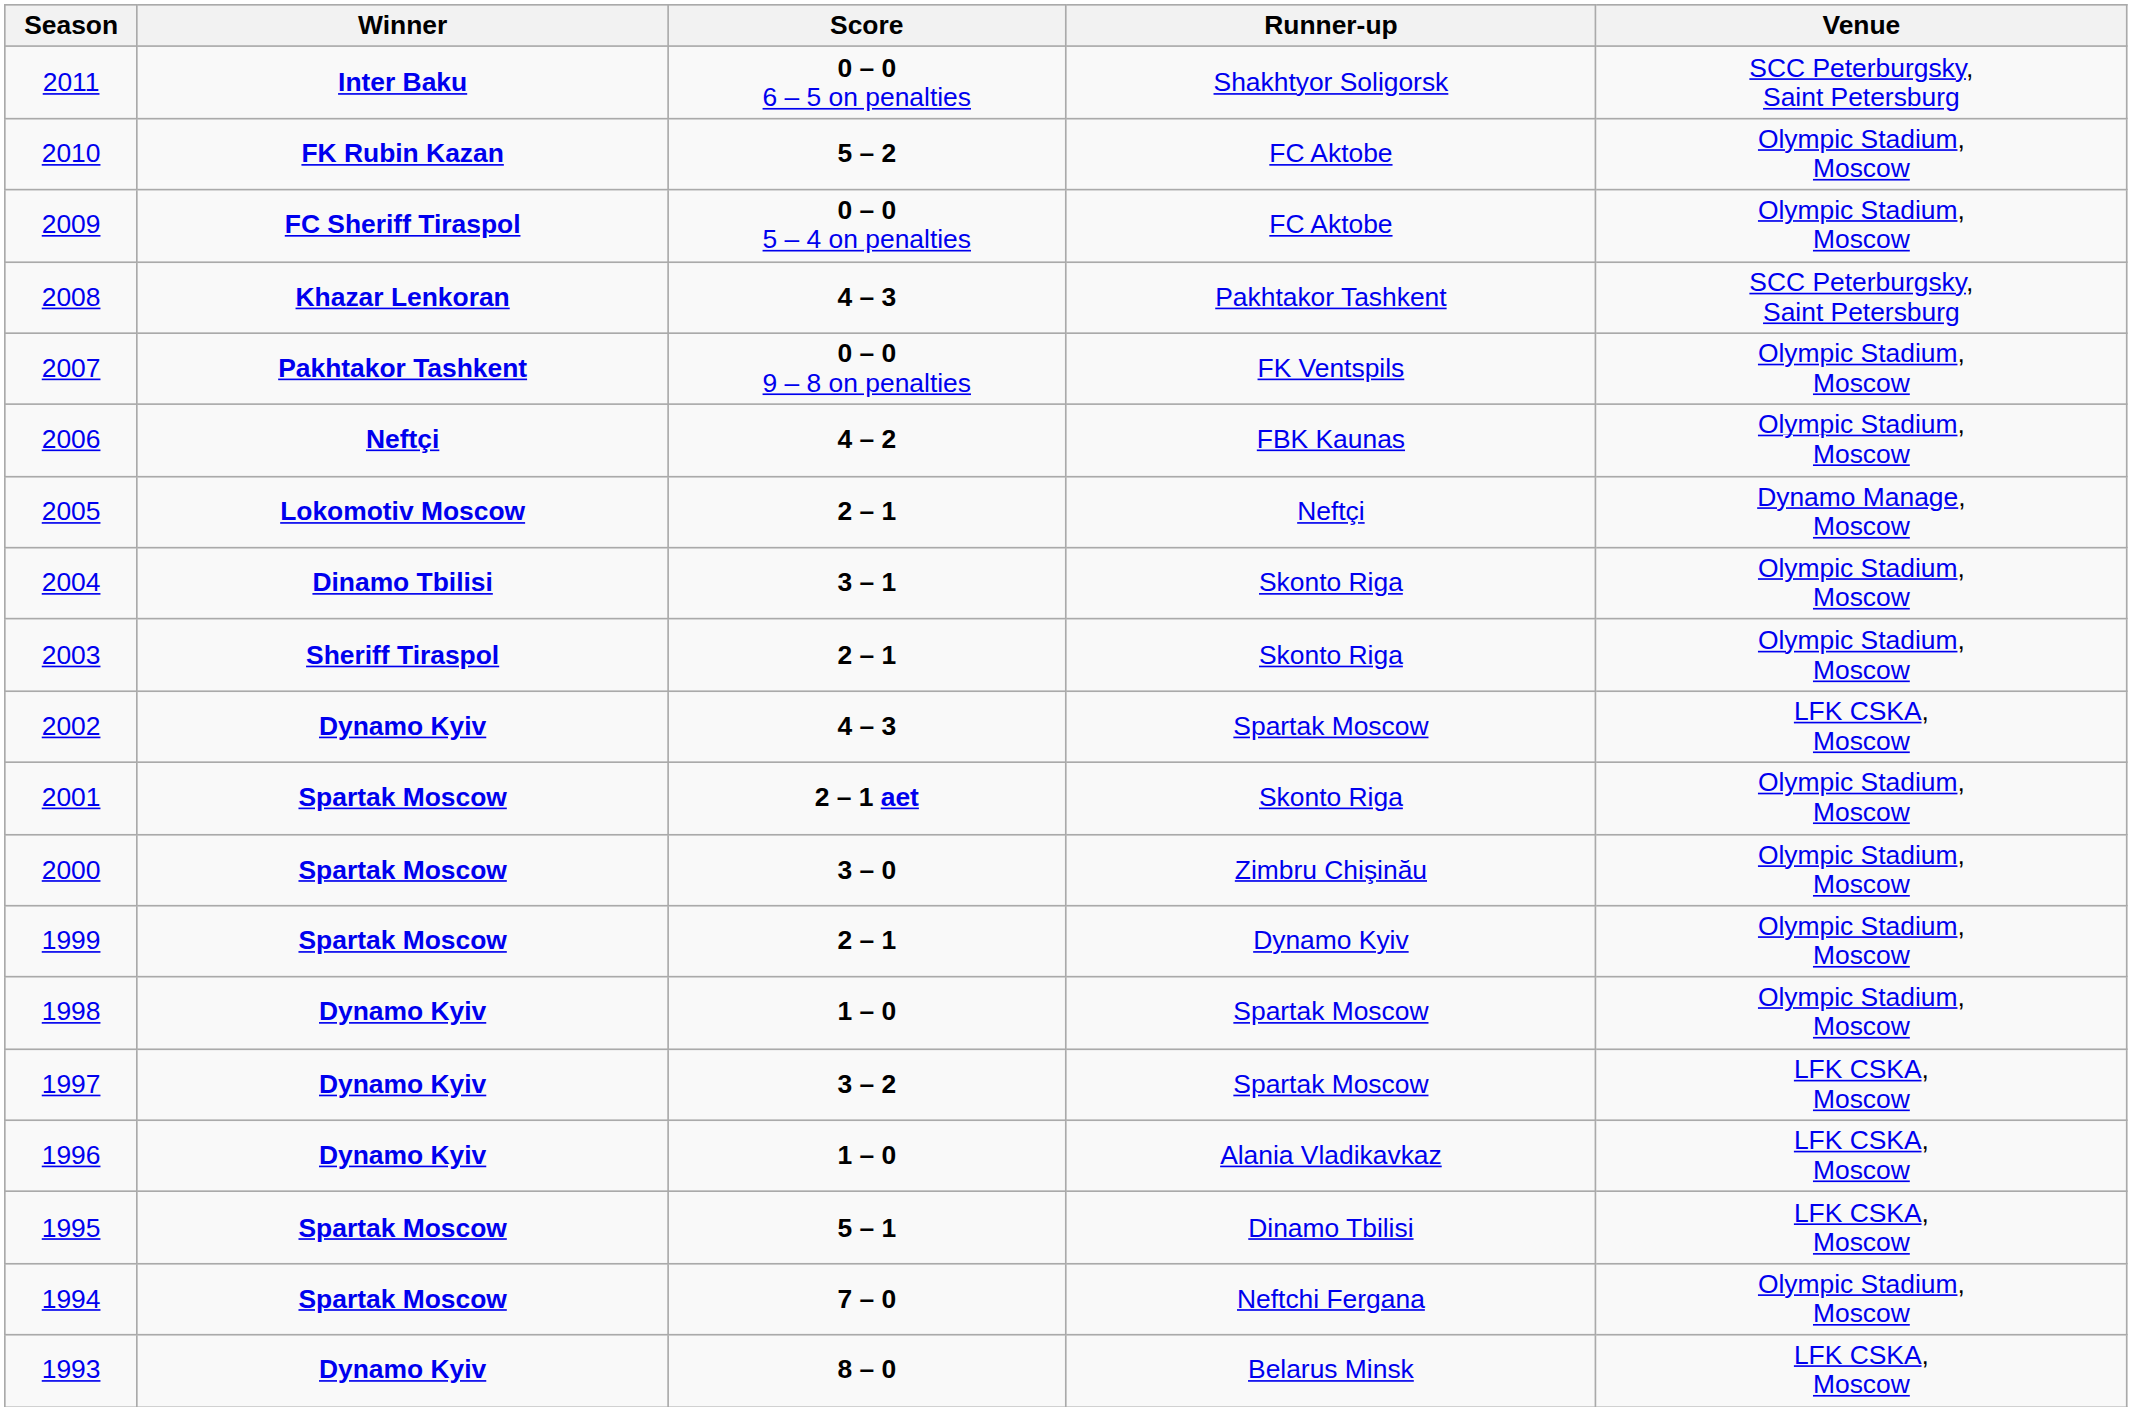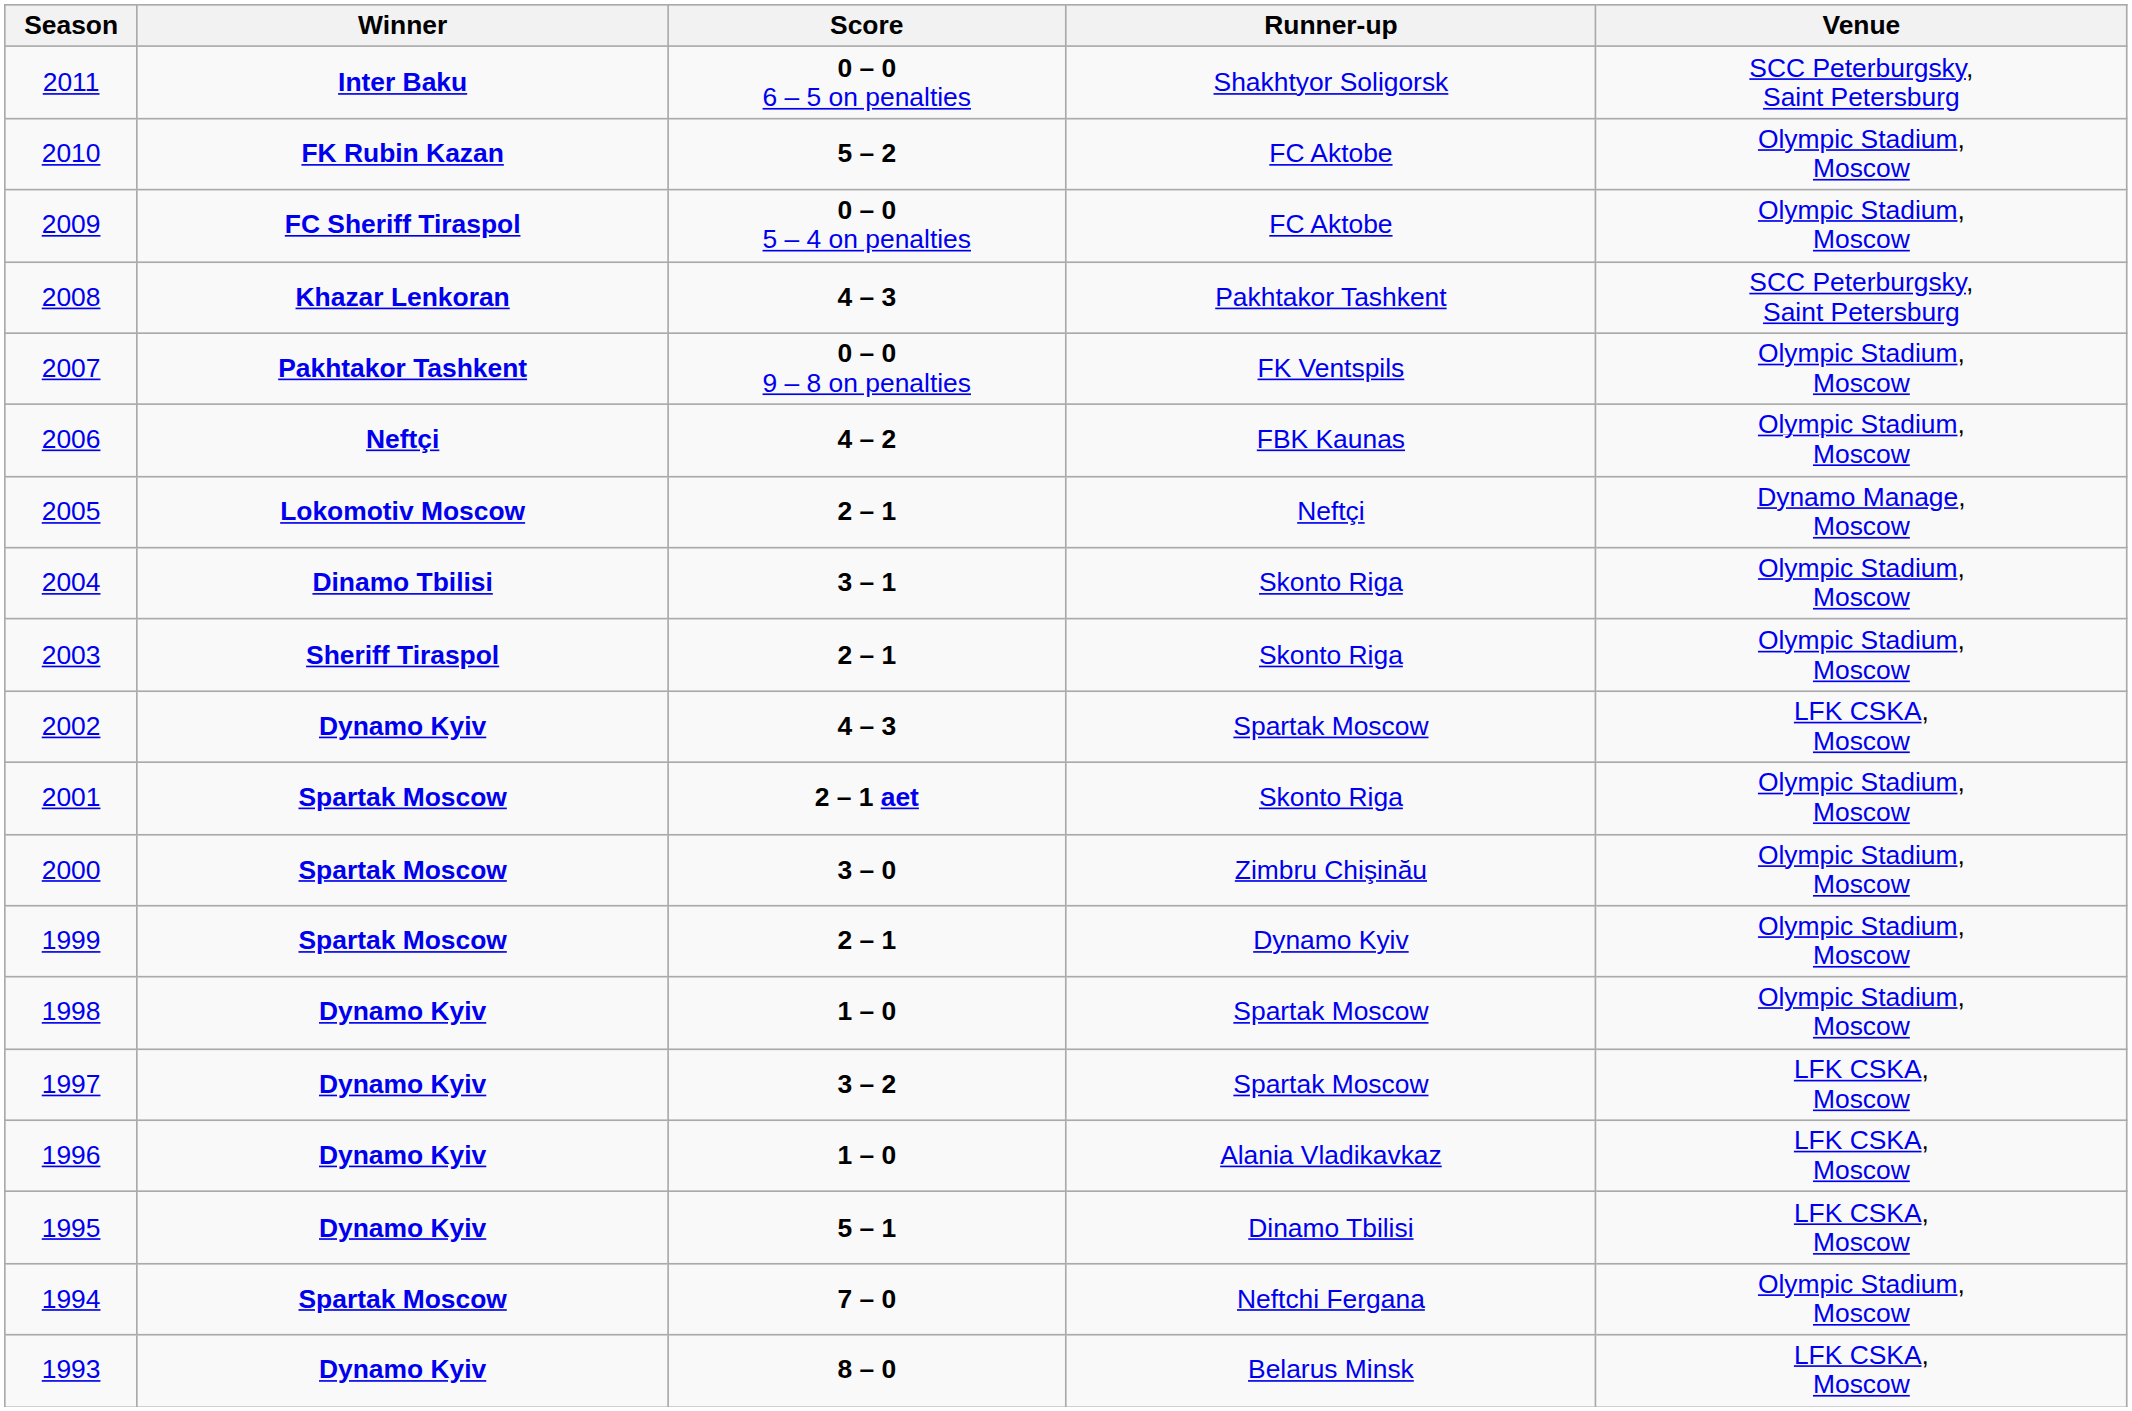(403, 1227) Spartak Moscow -> (403, 1227) Dynamo Kyiv
